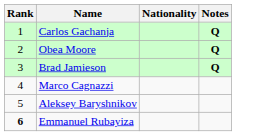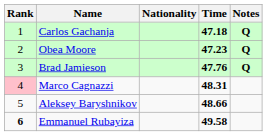+ column: (214, 13)
(20, 85) no background -> (20, 85) pink background
